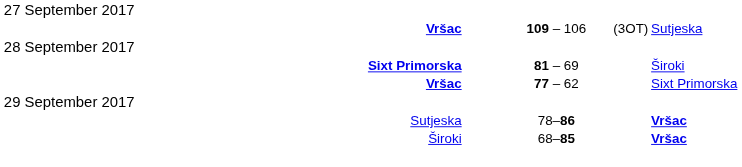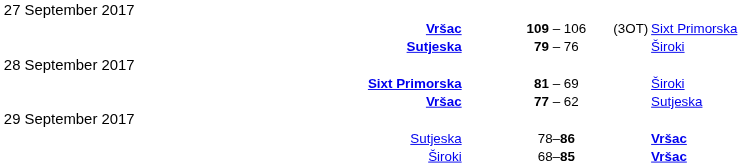(677, 29) Sutjeska -> (694, 29) Sixt Primorska
+ row: (434, 46)
(694, 83) Sixt Primorska -> (677, 101) Sutjeska
